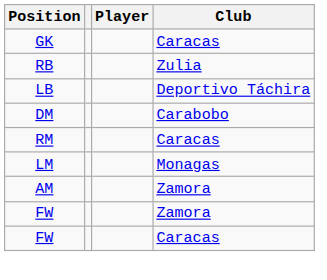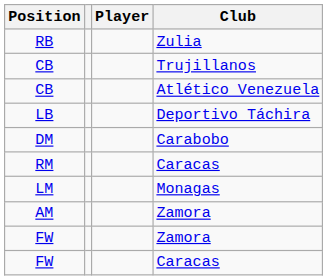- row: (44, 41)
+ row: (44, 66)
+ row: (44, 91)
